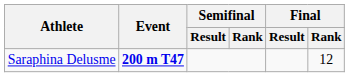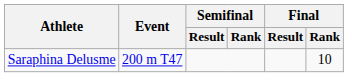(153, 60) bold -> (152, 60) normal
(326, 60) 12 -> (325, 60) 10
